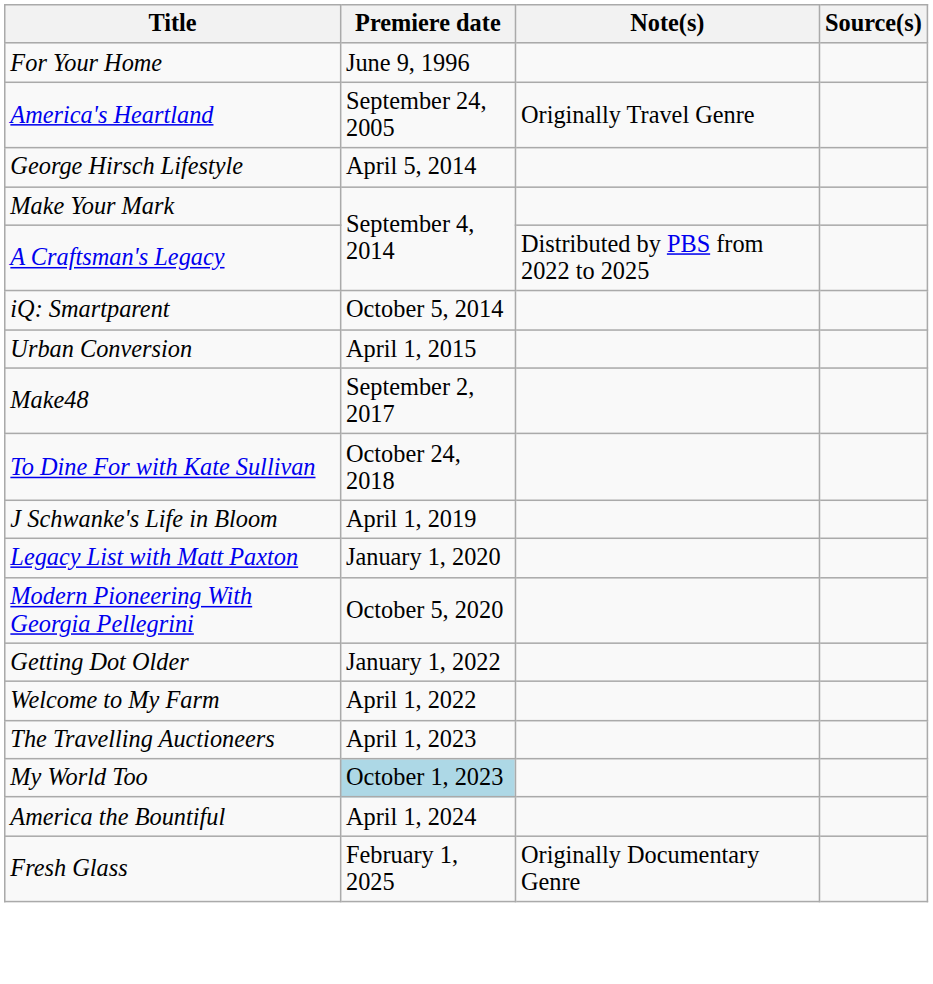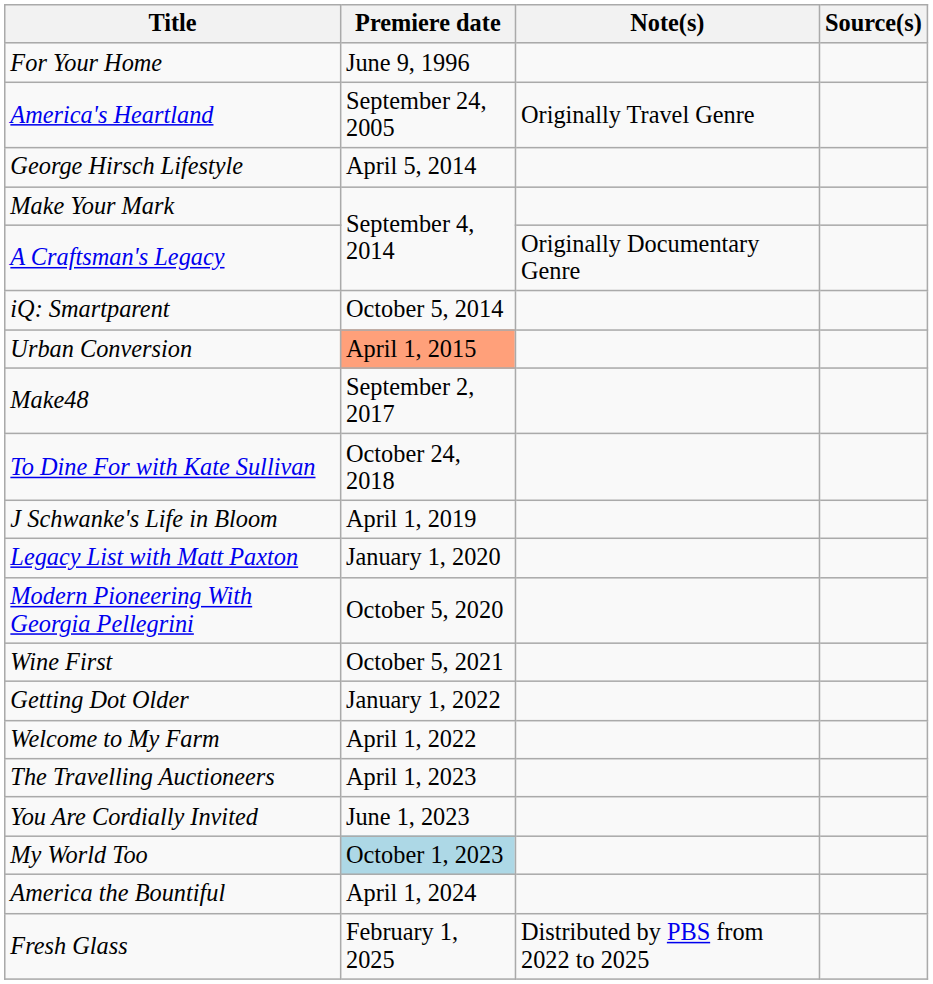(642, 257) Distributed by PBS from 2022 to 2025 -> (640, 257) Originally Documentary Genre
(411, 348) no background -> (411, 348) lightsalmon background
+ row: (61, 661)
+ row: (134, 816)
(640, 868) Originally Documentary Genre -> (642, 945) Distributed by PBS from 2022 to 2025
